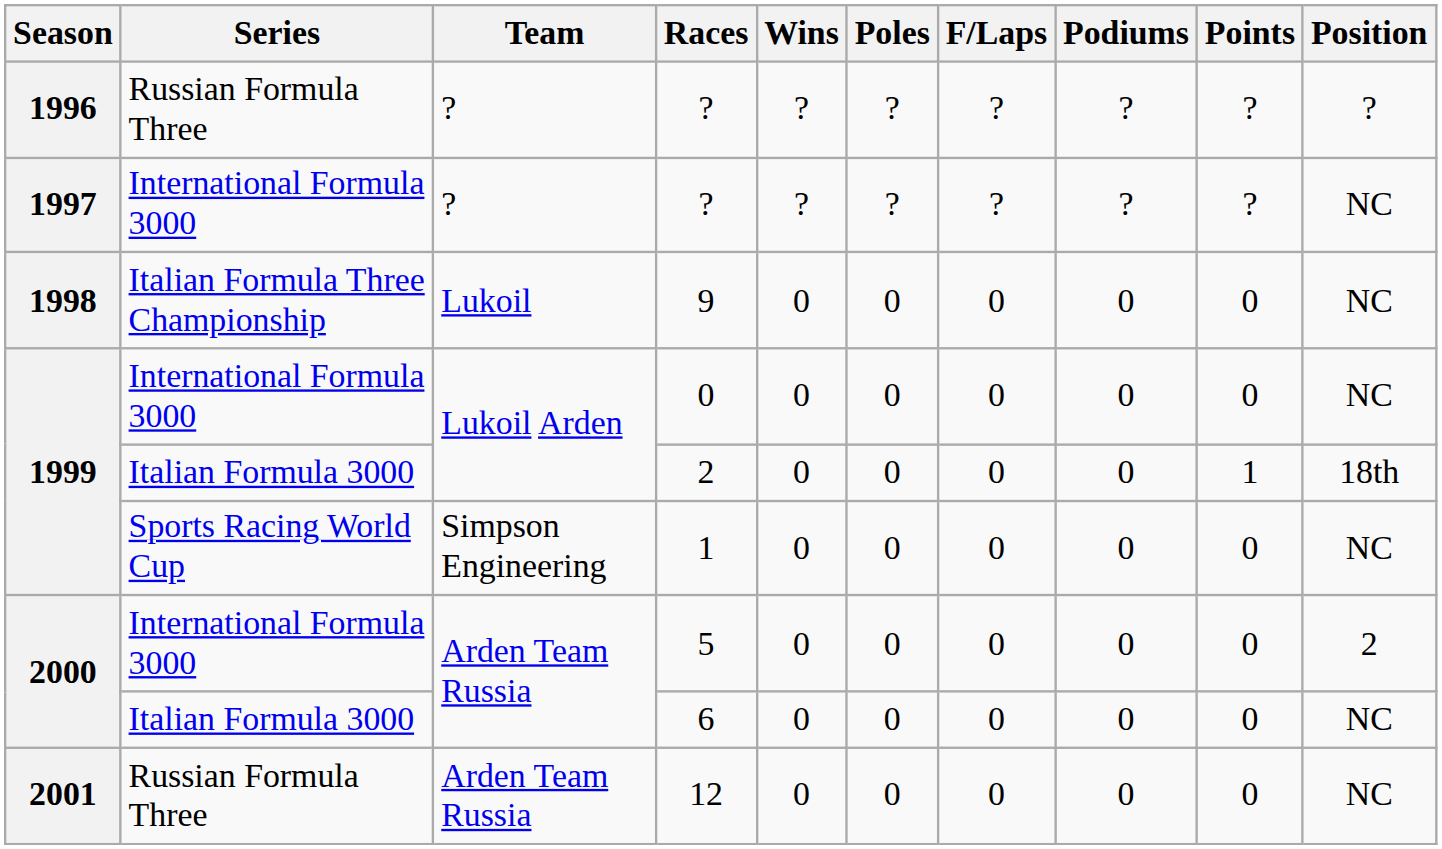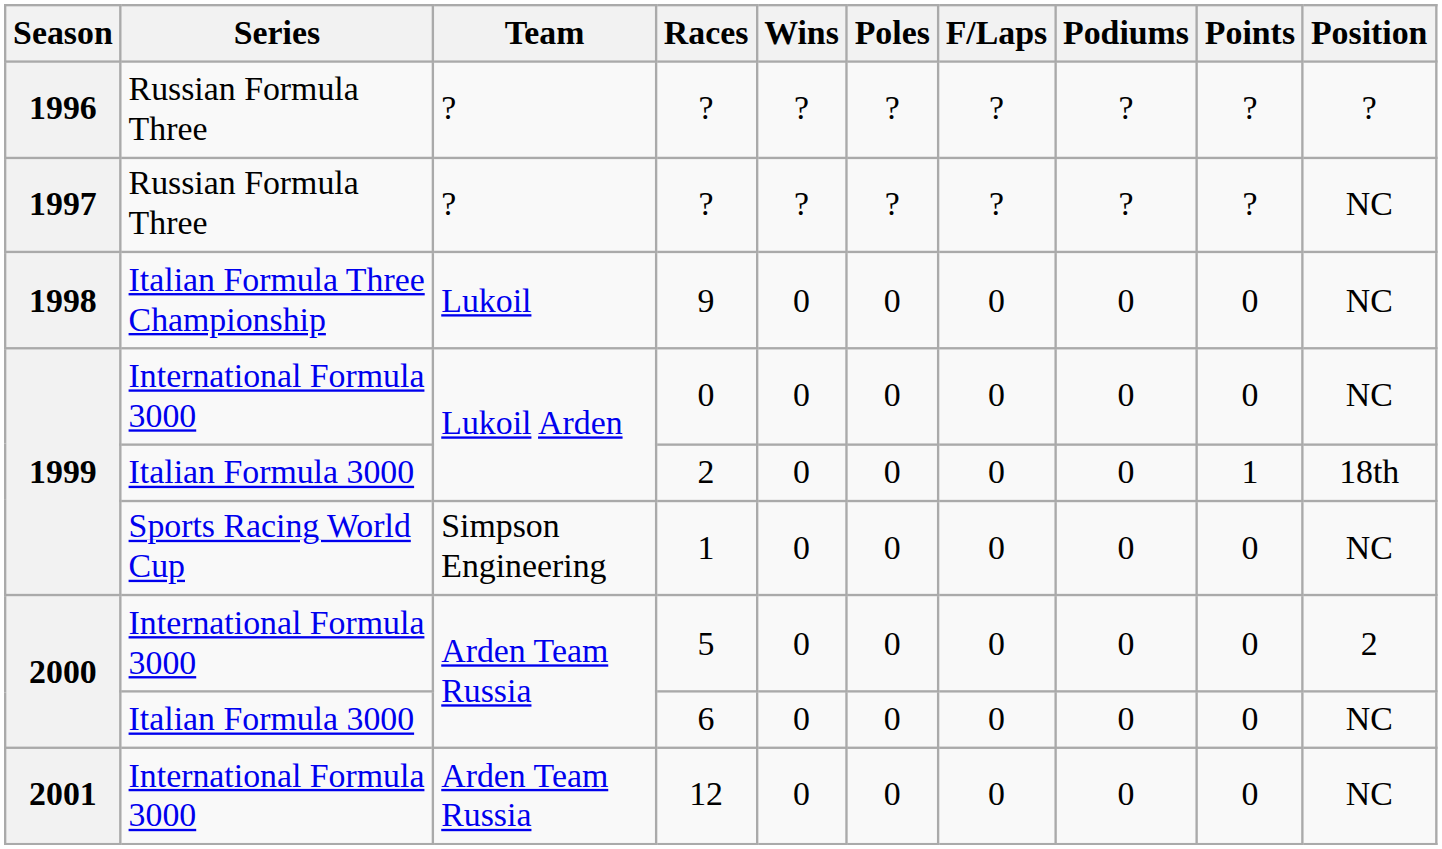(277, 204) International Formula 3000 -> (244, 204) Russian Formula Three
(244, 794) Russian Formula Three -> (277, 794) International Formula 3000
